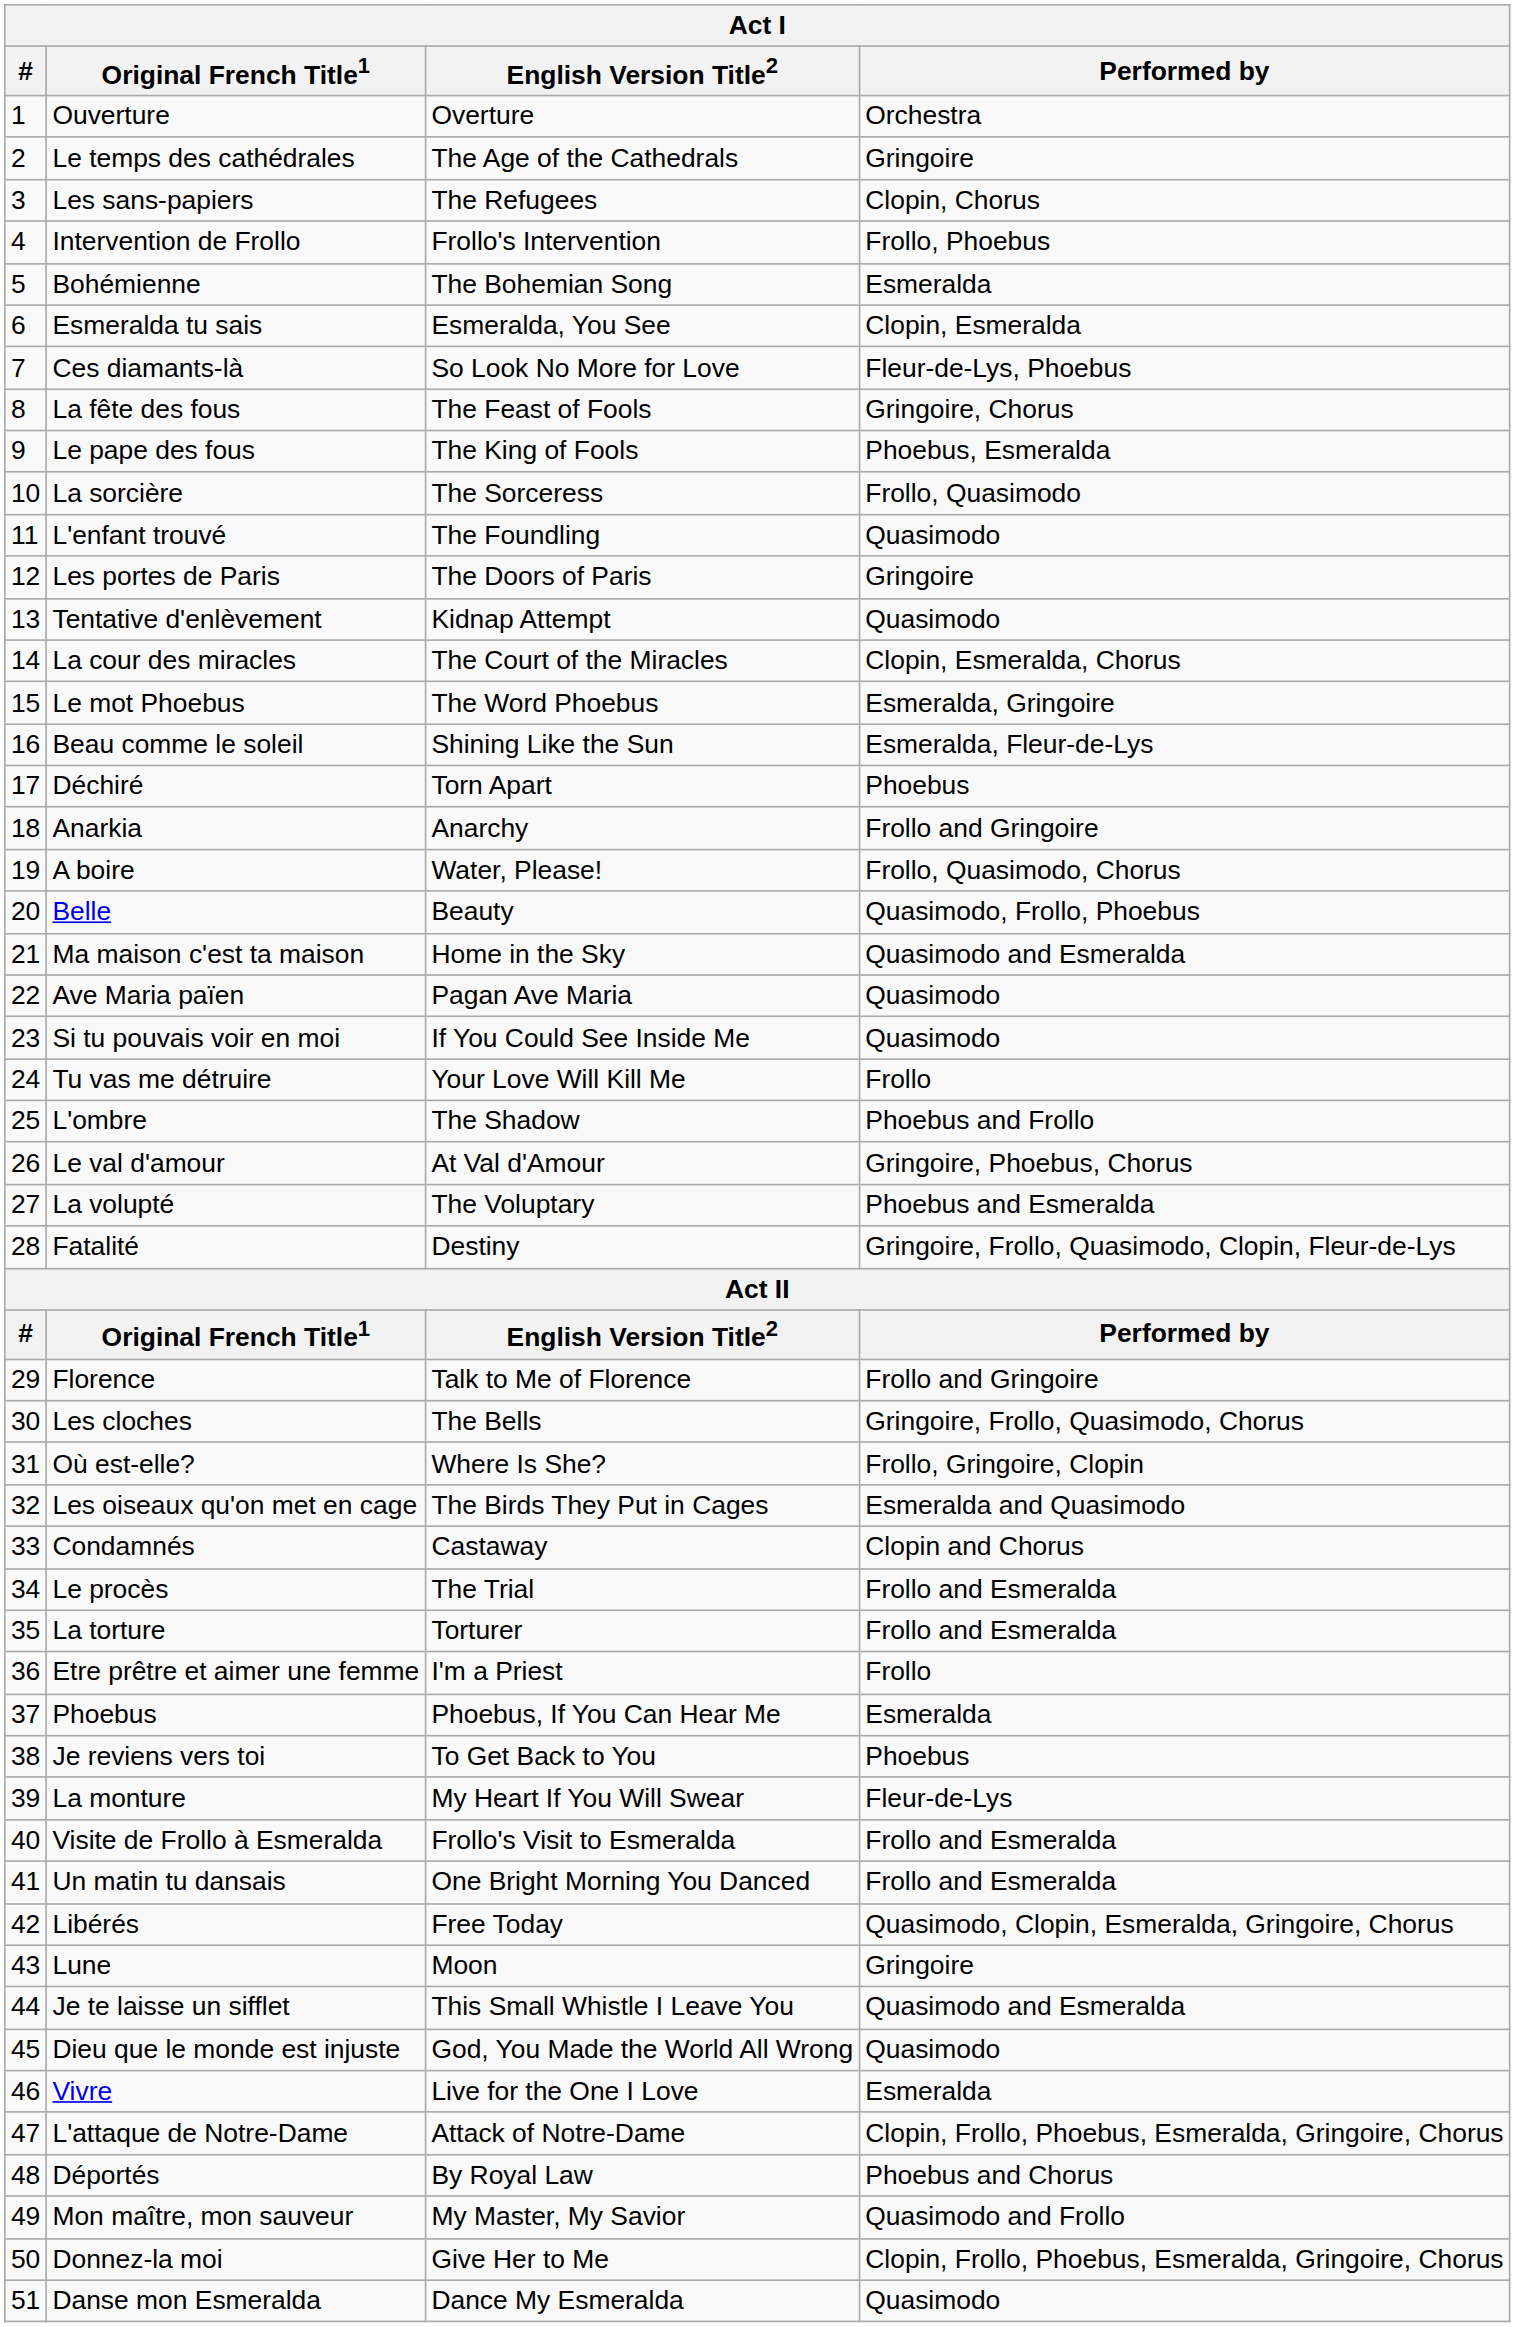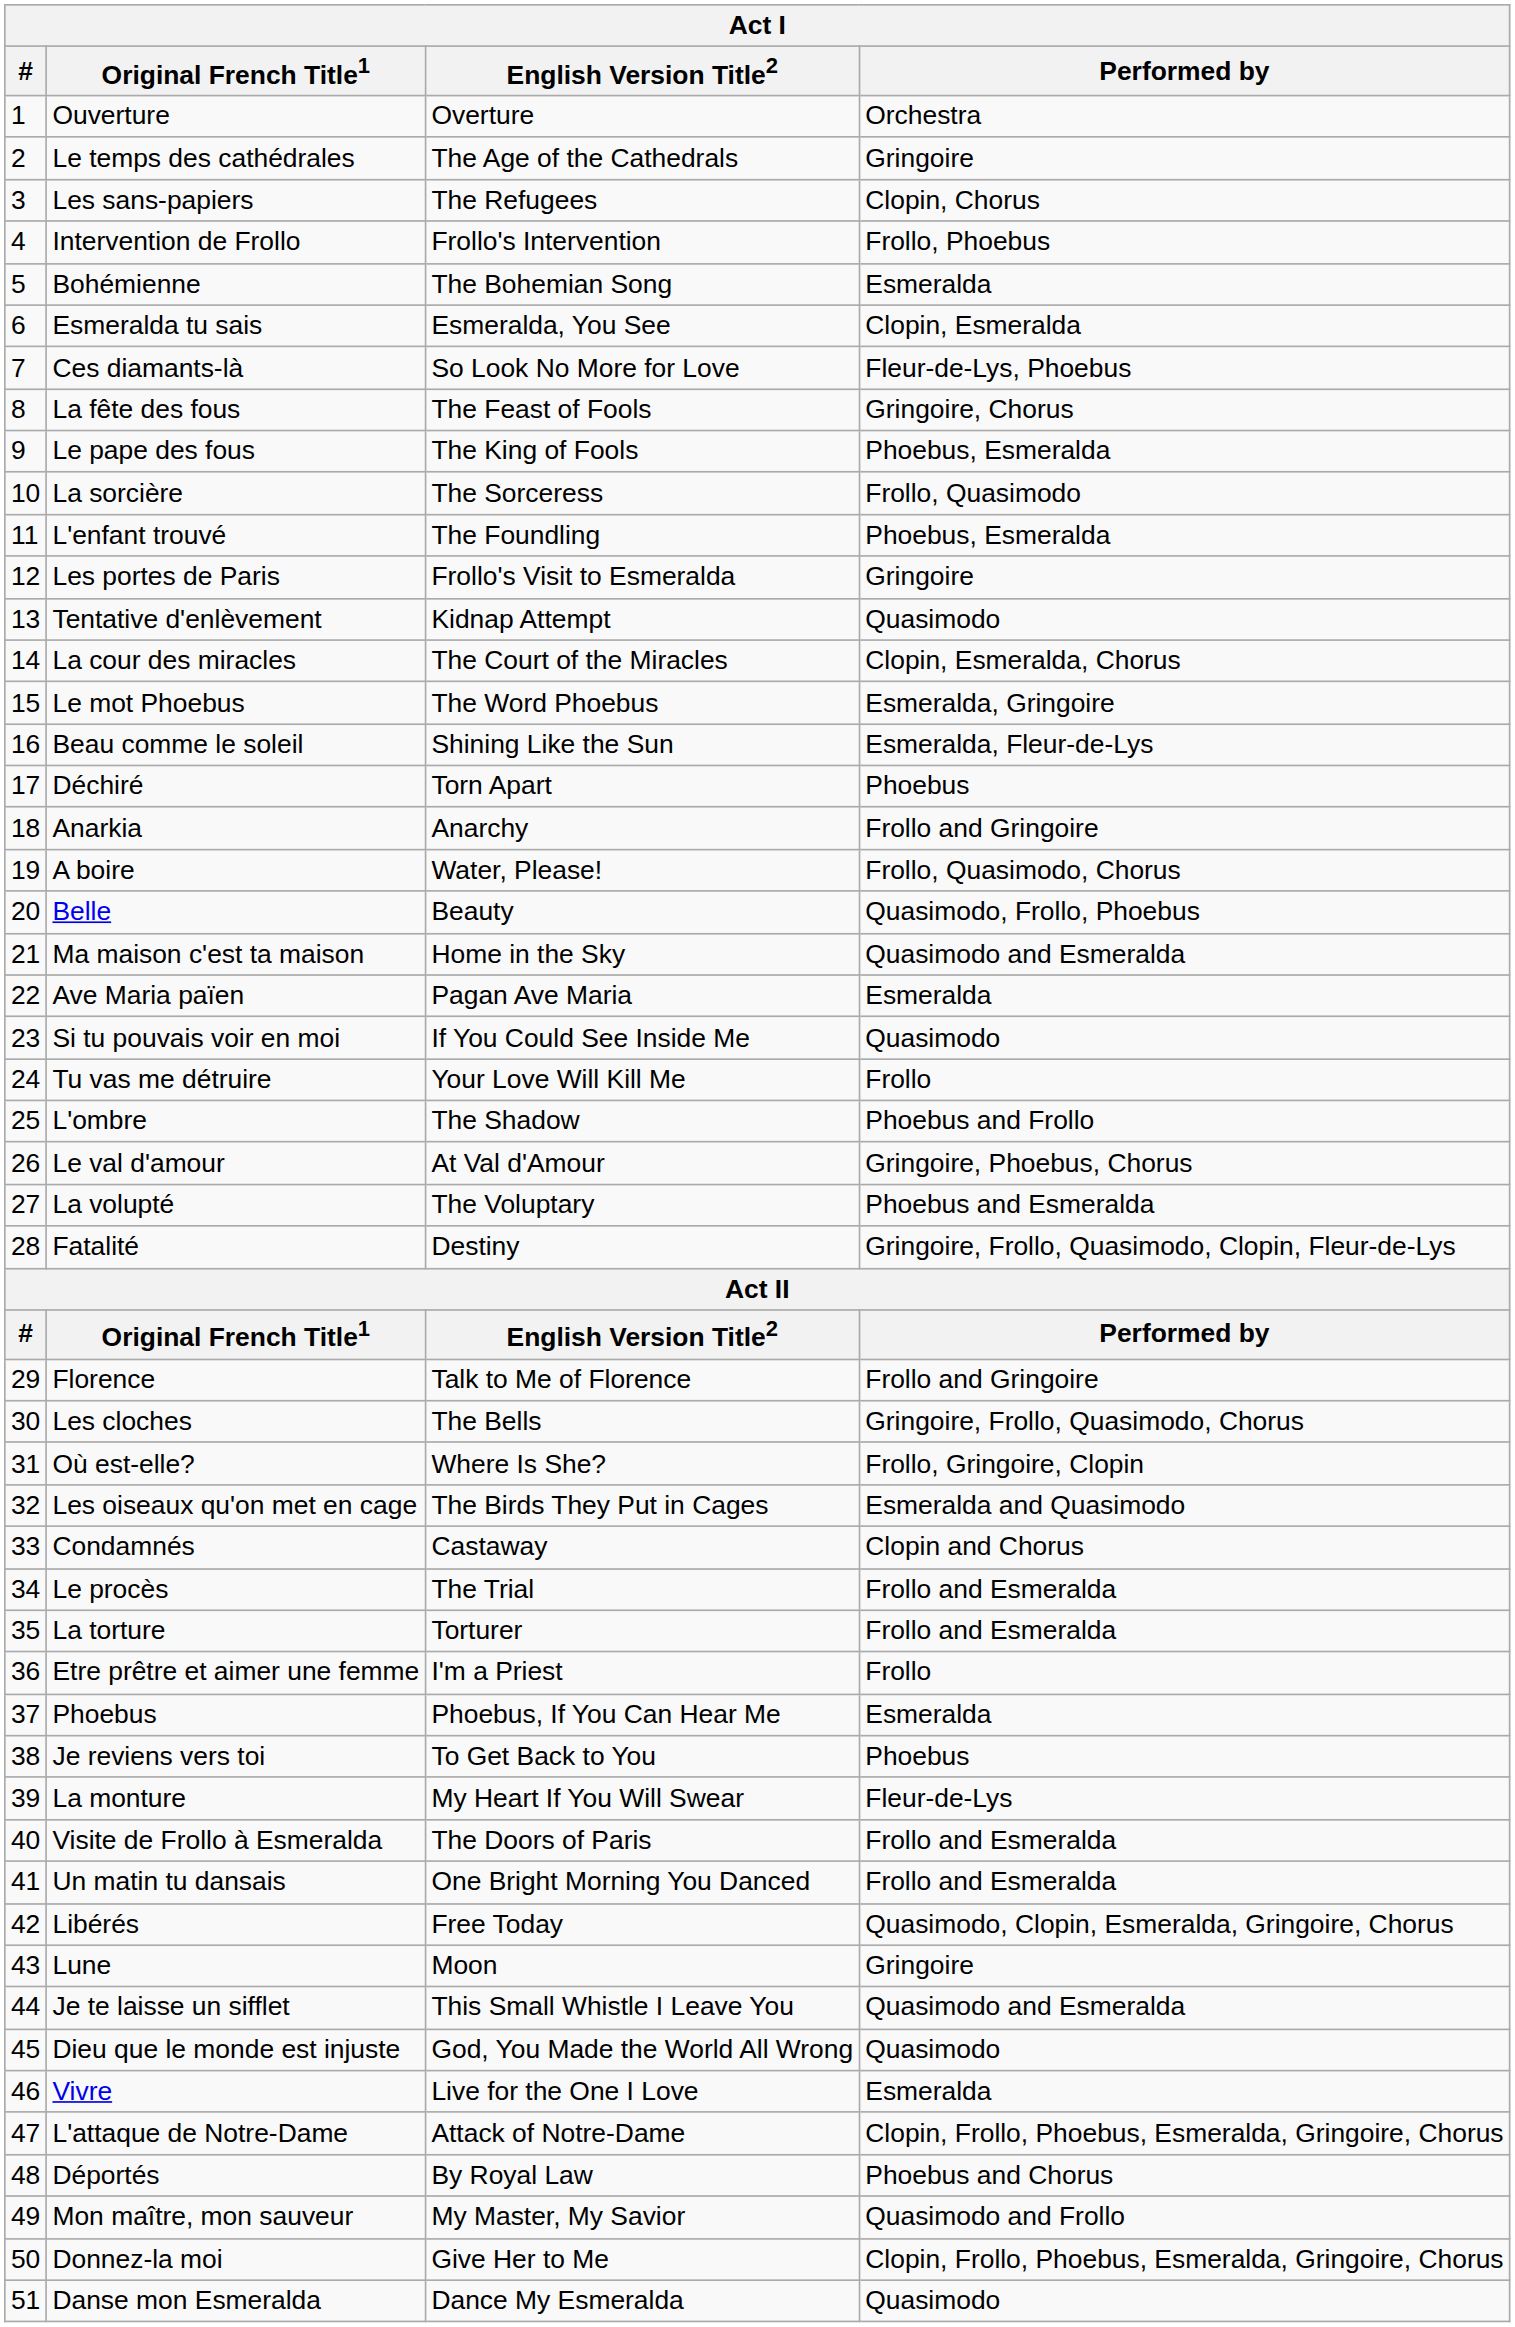(933, 535) Quasimodo -> (988, 535) Phoebus, Esmeralda
(541, 576) The Doors of Paris -> (583, 576) Frollo's Visit to Esmeralda
(933, 995) Quasimodo -> (928, 995) Esmeralda
(583, 1840) Frollo's Visit to Esmeralda -> (541, 1840) The Doors of Paris
